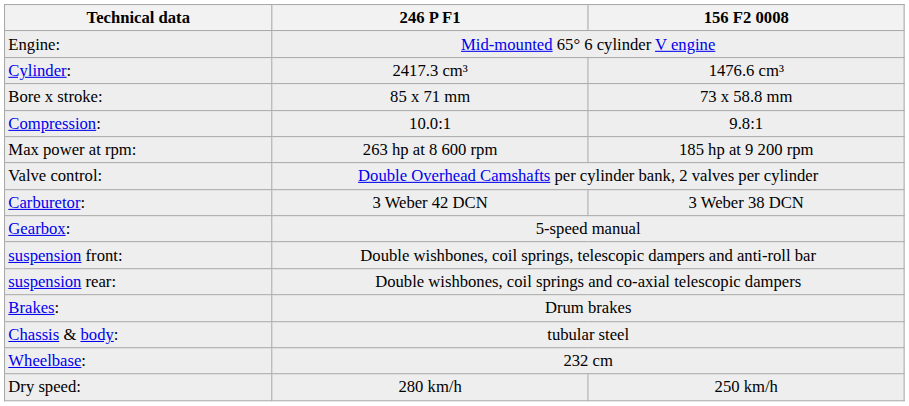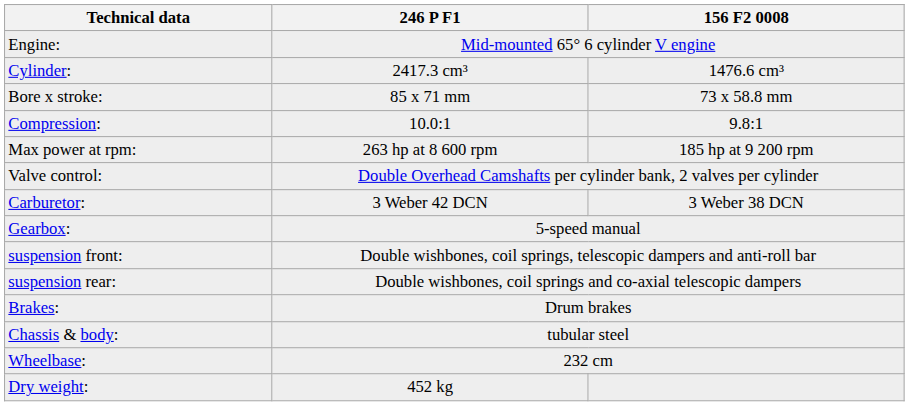+ row: (50, 387)
- row: (47, 387)
